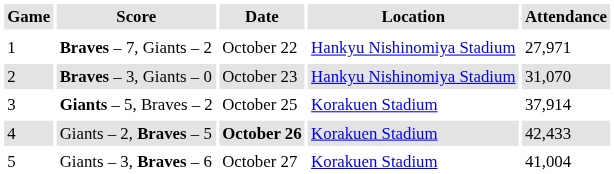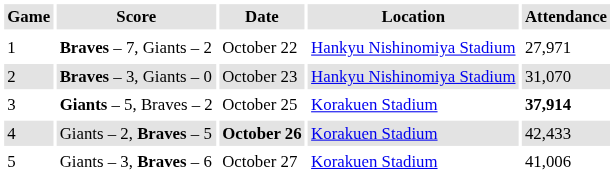(548, 104) normal -> (548, 104) bold
(548, 161) 41,004 -> (548, 161) 41,006
